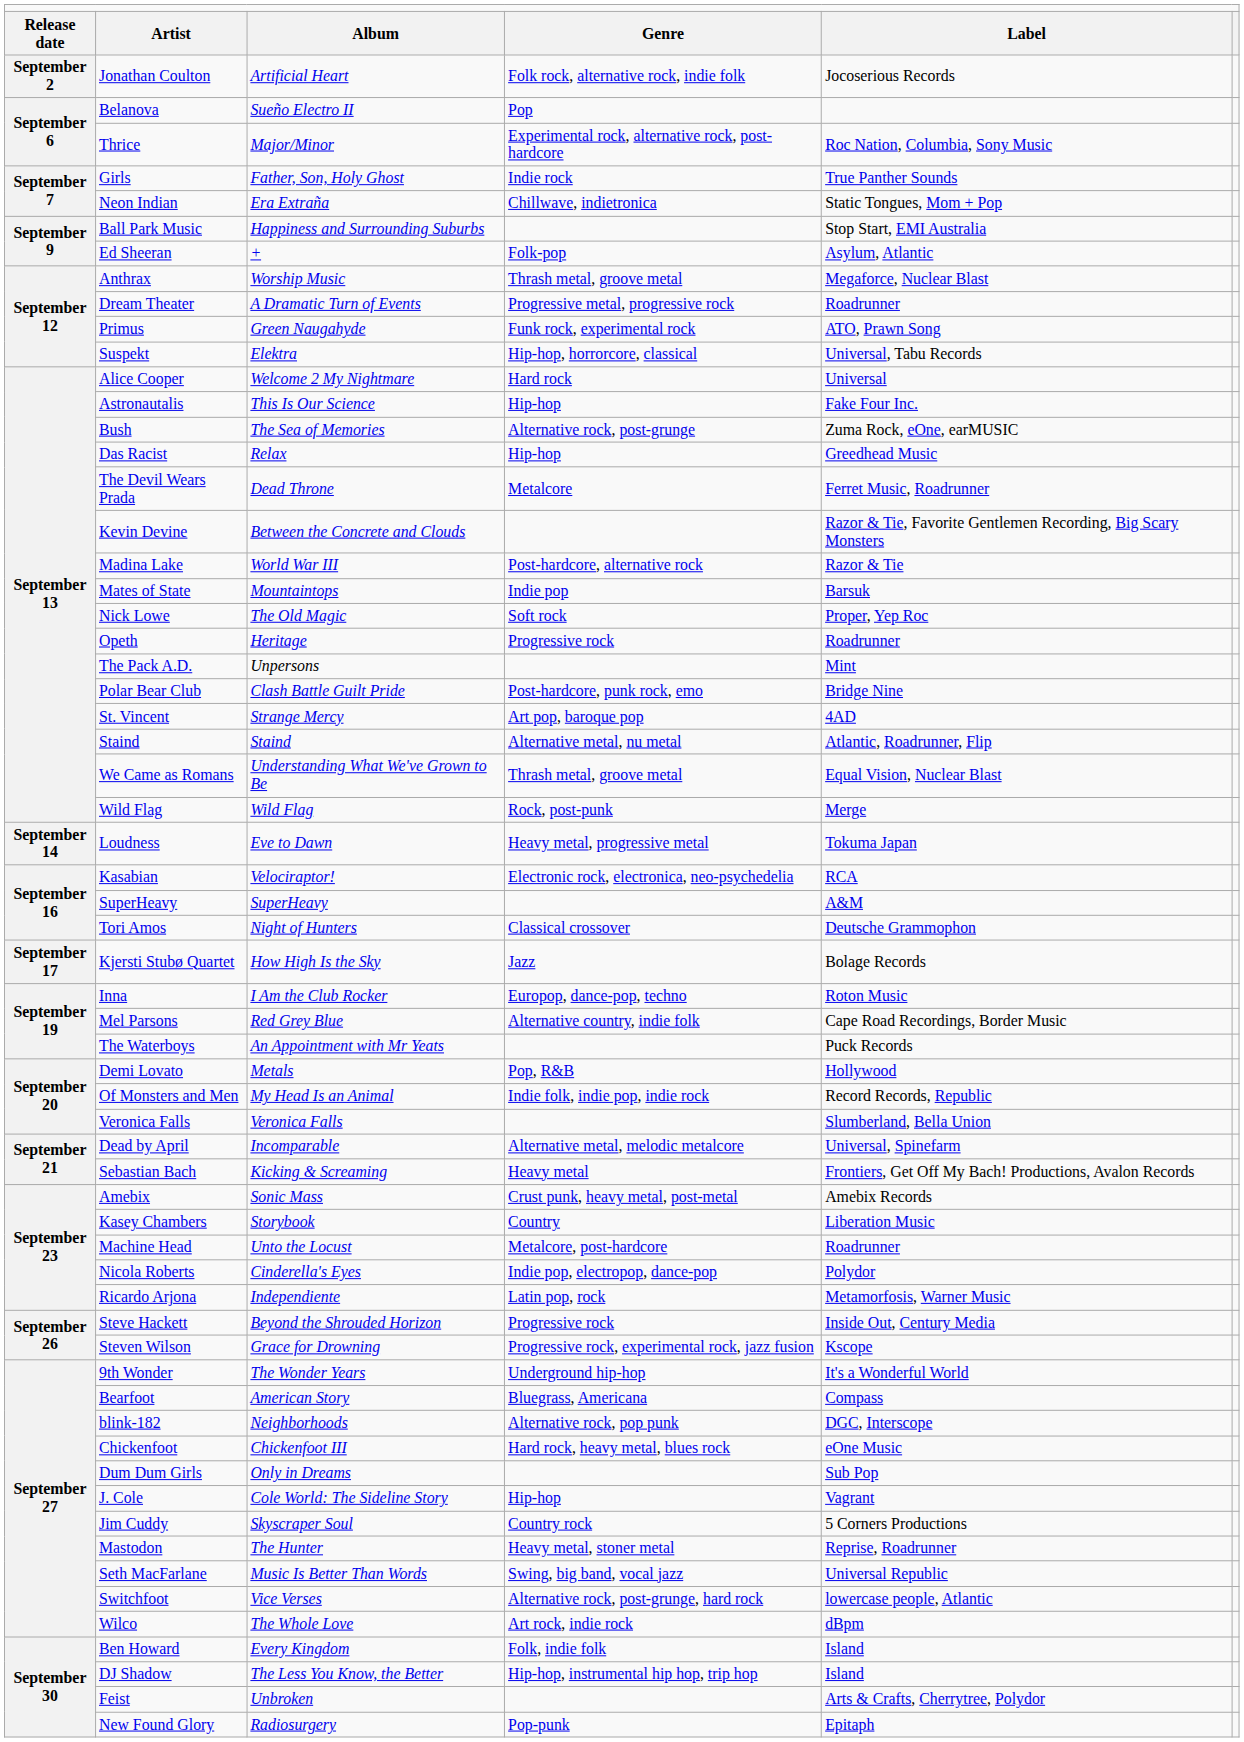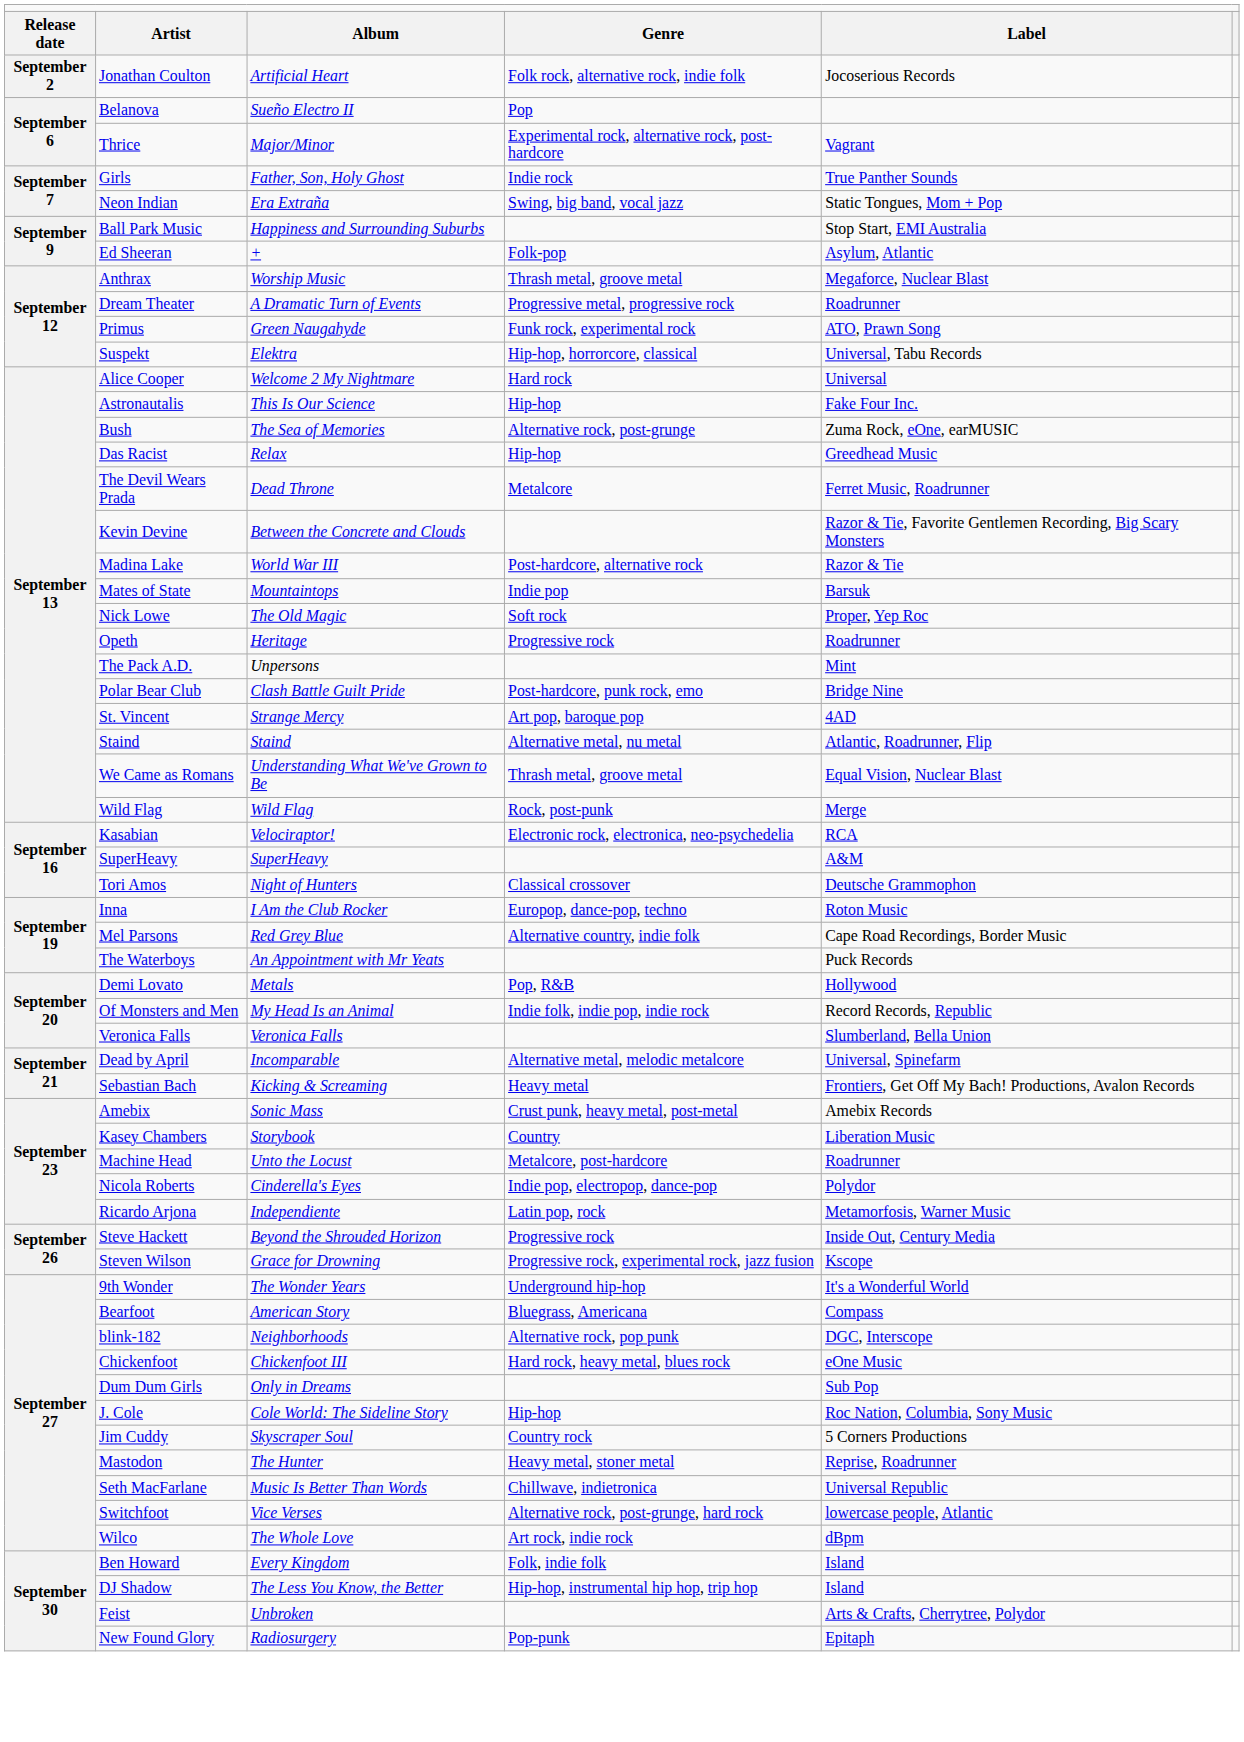(939, 144) Roc Nation, Columbia, Sony Music -> (850, 144) Vagrant
(582, 203) Chillwave, indietronica -> (596, 203) Swing, big band, vocal jazz
- row: (129, 843)
- row: (167, 961)
(850, 1498) Vagrant -> (939, 1412) Roc Nation, Columbia, Sony Music
(596, 1573) Swing, big band, vocal jazz -> (582, 1487) Chillwave, indietronica
